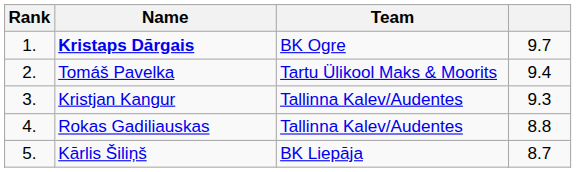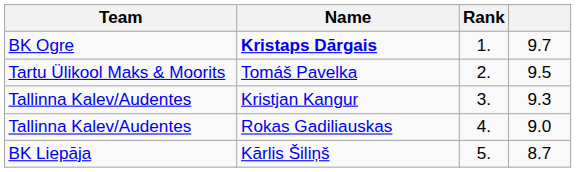columns swapped: (29, 18) <-> (392, 18)
(539, 72) 9.4 -> (539, 72) 9.5
(539, 126) 8.8 -> (539, 126) 9.0
